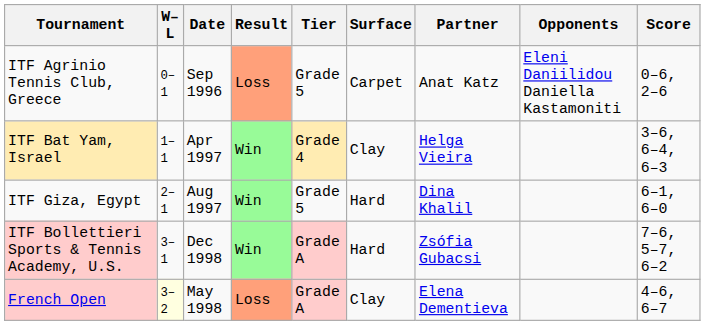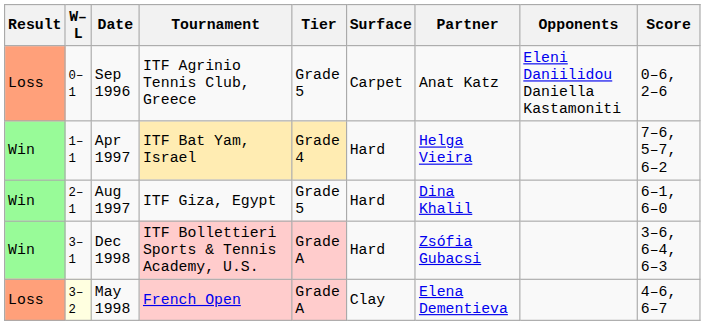columns swapped: (262, 25) <-> (81, 25)
(367, 150) Clay -> (367, 150) Hard
(659, 150) 3–6, 6–4, 6–3 -> (659, 150) 7–6, 5–7, 6–2
(659, 250) 7–6, 5–7, 6–2 -> (659, 250) 3–6, 6–4, 6–3
